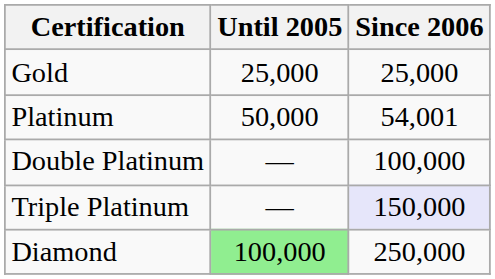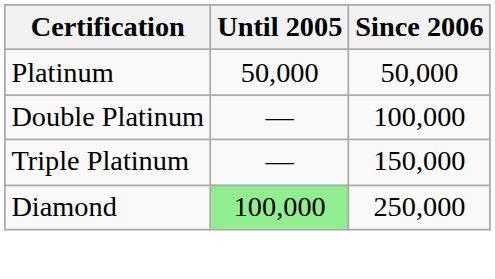- row: (40, 71)
(419, 116) 54,001 -> (419, 71) 50,000
(419, 206) lavender background -> (419, 161) no background
